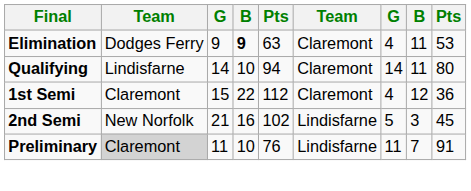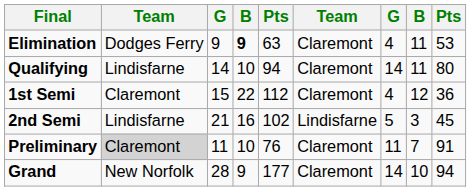(149, 120) New Norfolk -> (145, 120) Lindisfarne
(337, 146) Lindisfarne -> (335, 146) Claremont
+ row: (32, 172)
